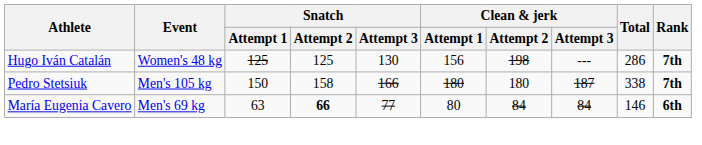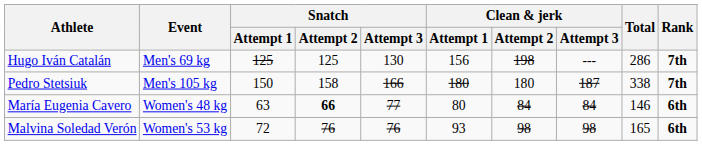(180, 61) Women's 48 kg -> (176, 61) Men's 69 kg
(171, 106) Men's 69 kg -> (185, 106) Women's 48 kg
+ row: (72, 128)
